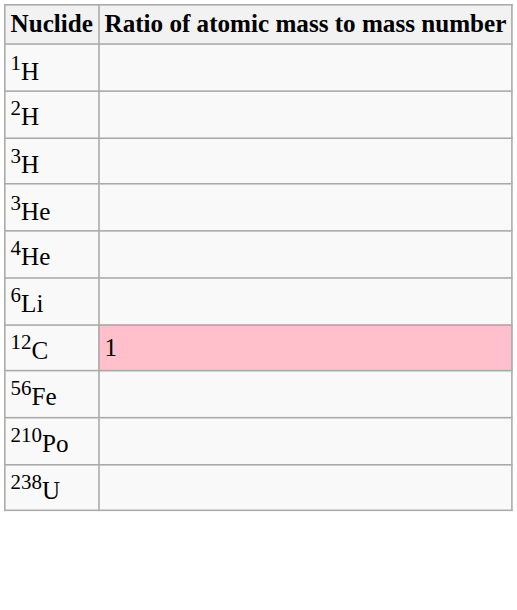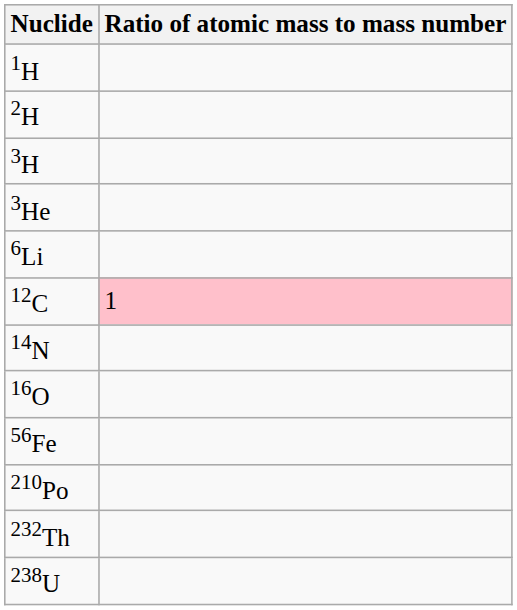- row: (30, 254)
+ row: (30, 347)
+ row: (30, 394)
+ row: (40, 533)
